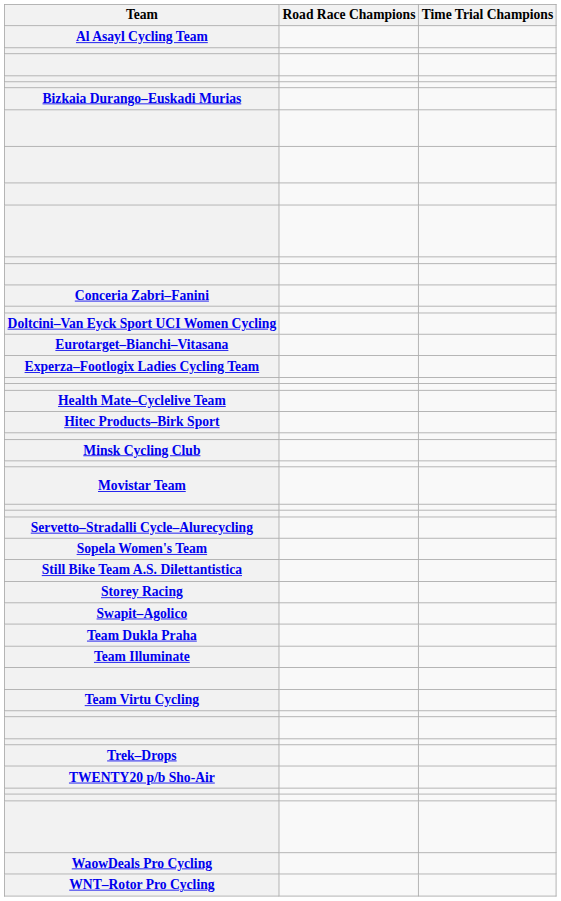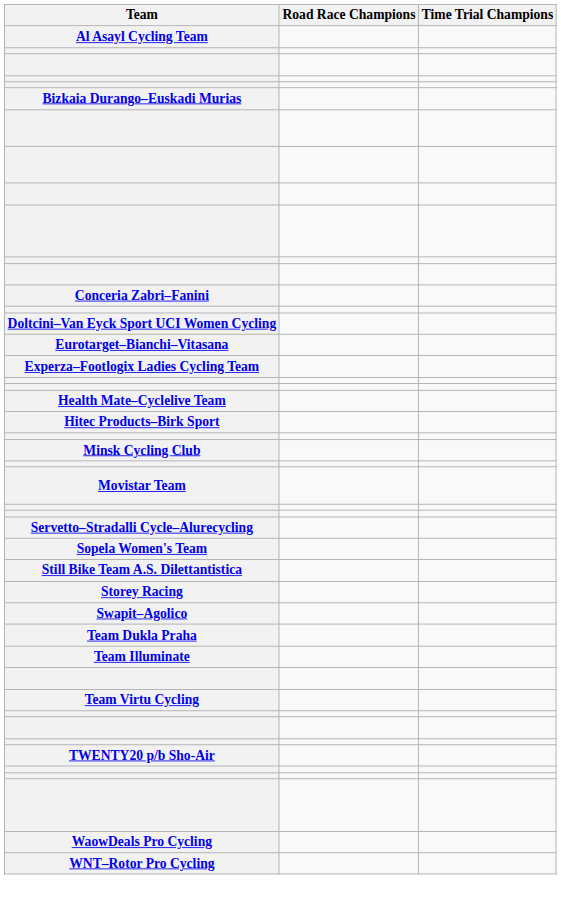- row: (142, 755)
